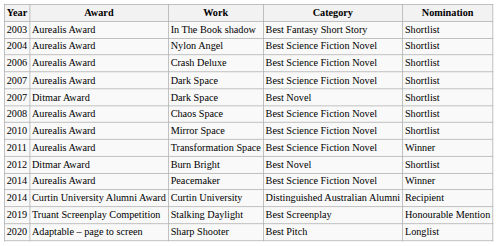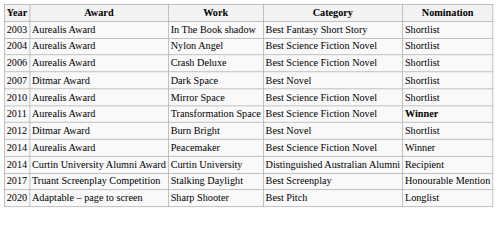- row: (194, 80)
- row: (197, 114)
(420, 148) normal -> (422, 114) bold
(17, 215) 2019 -> (17, 181) 2017
